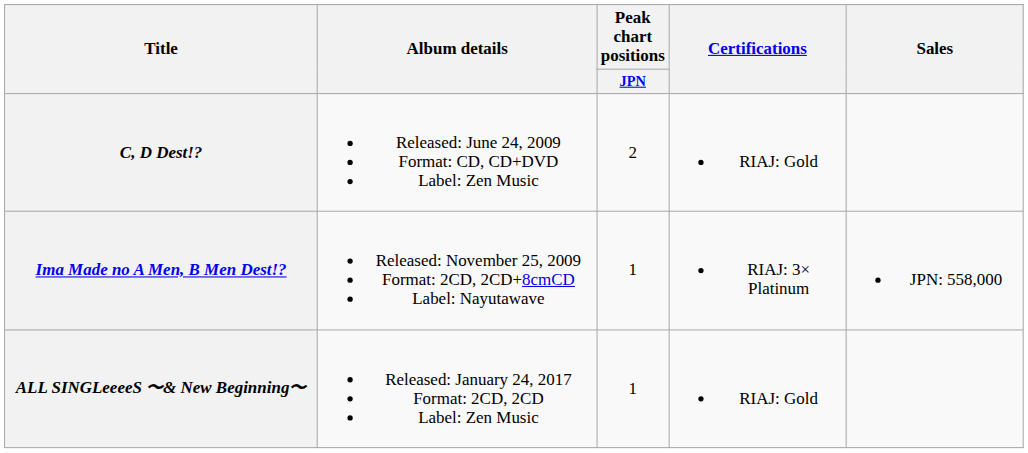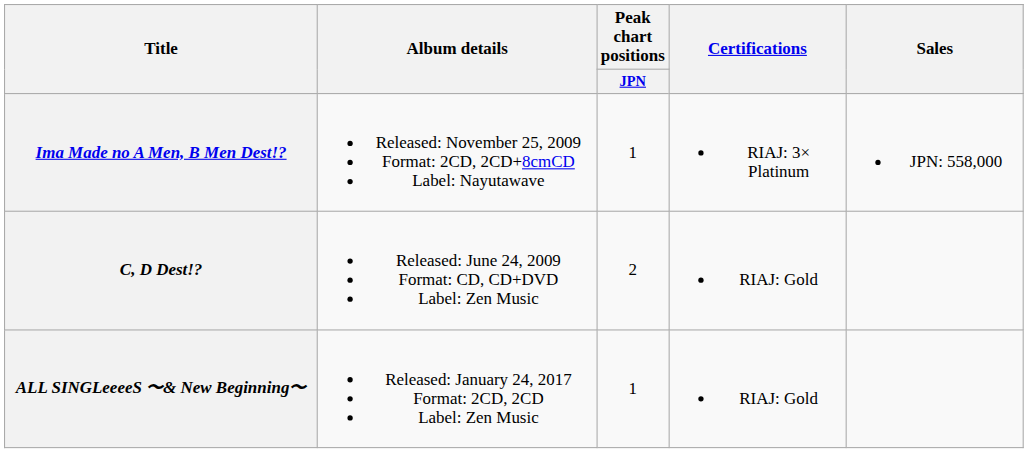rows swapped: (161, 270) <-> (161, 152)
